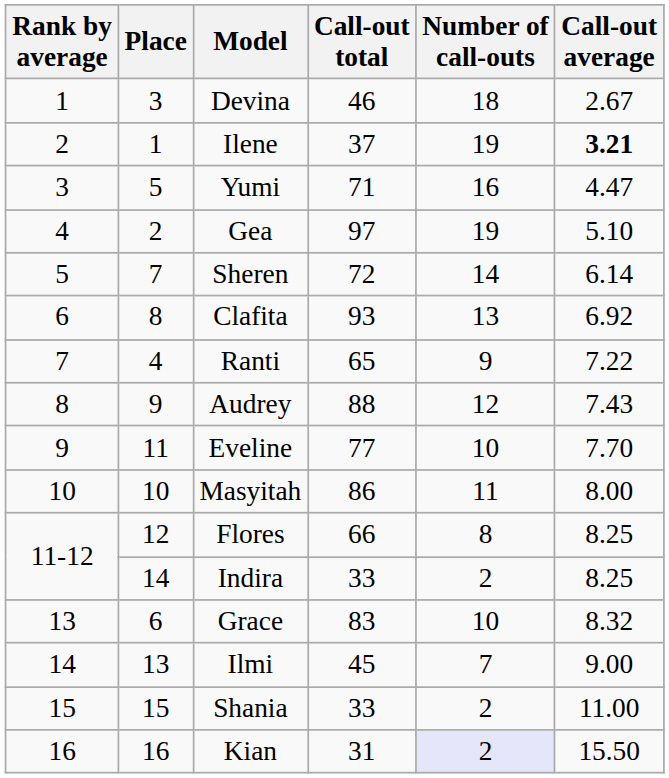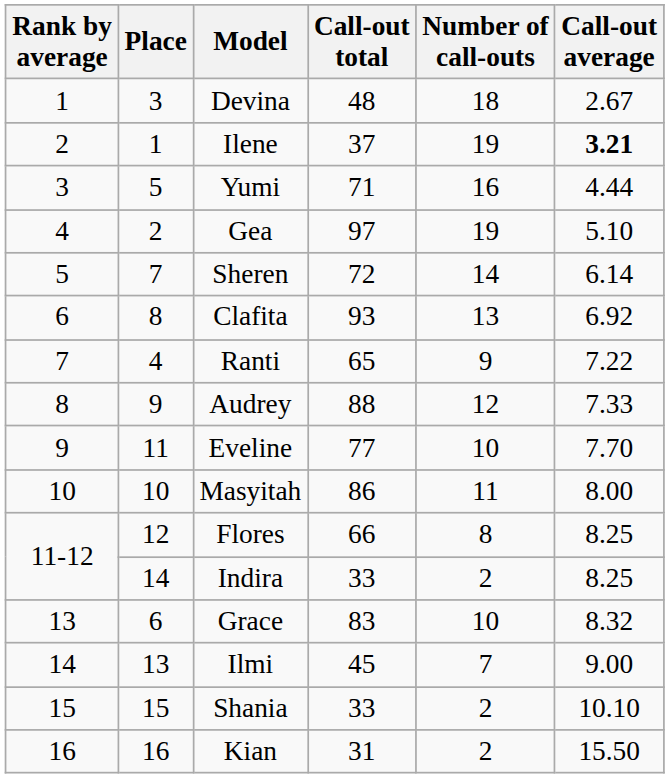(362, 100) 46 -> (362, 100) 48
(609, 187) 4.47 -> (609, 187) 4.44
(609, 404) 7.43 -> (609, 404) 7.33
(609, 707) 11.00 -> (609, 707) 10.10
(485, 751) lavender background -> (485, 751) no background
